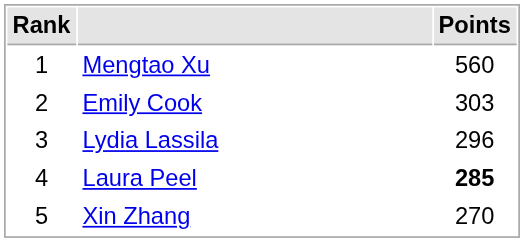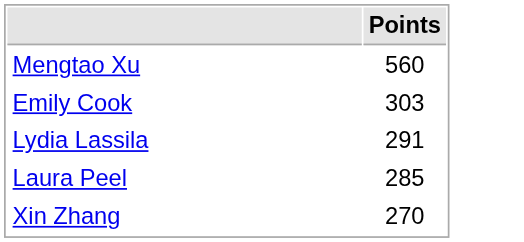- column: (42, 26)
(475, 141) 296 -> (405, 141) 291
(475, 179) bold -> (405, 179) normal
